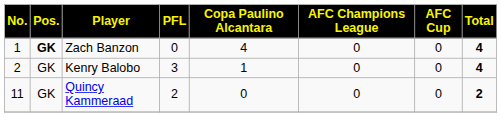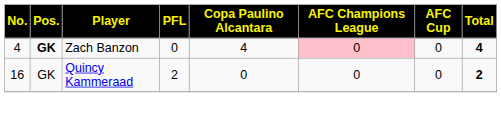(17, 48) 1 -> (17, 48) 4
(357, 48) no background -> (357, 48) pink background
- row: (103, 68)
(17, 94) 11 -> (17, 75) 16
